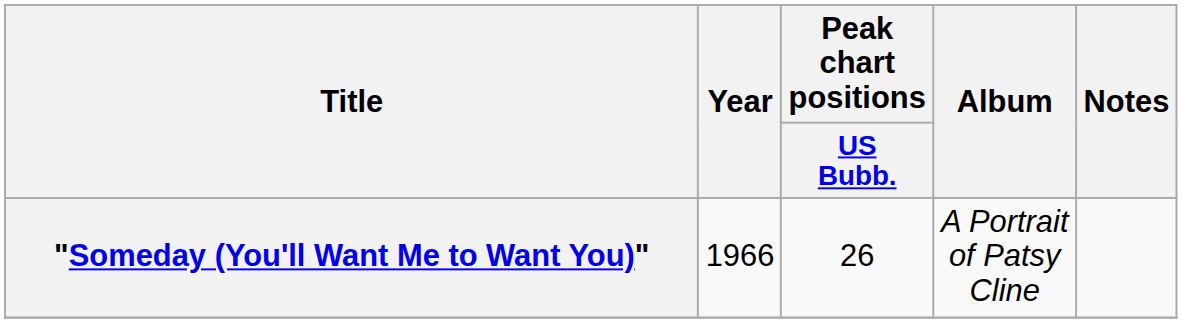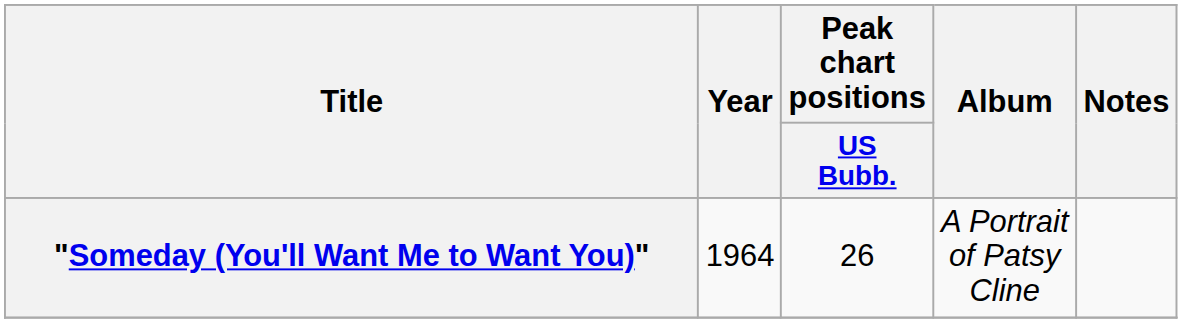(740, 256) 1966 -> (740, 256) 1964
